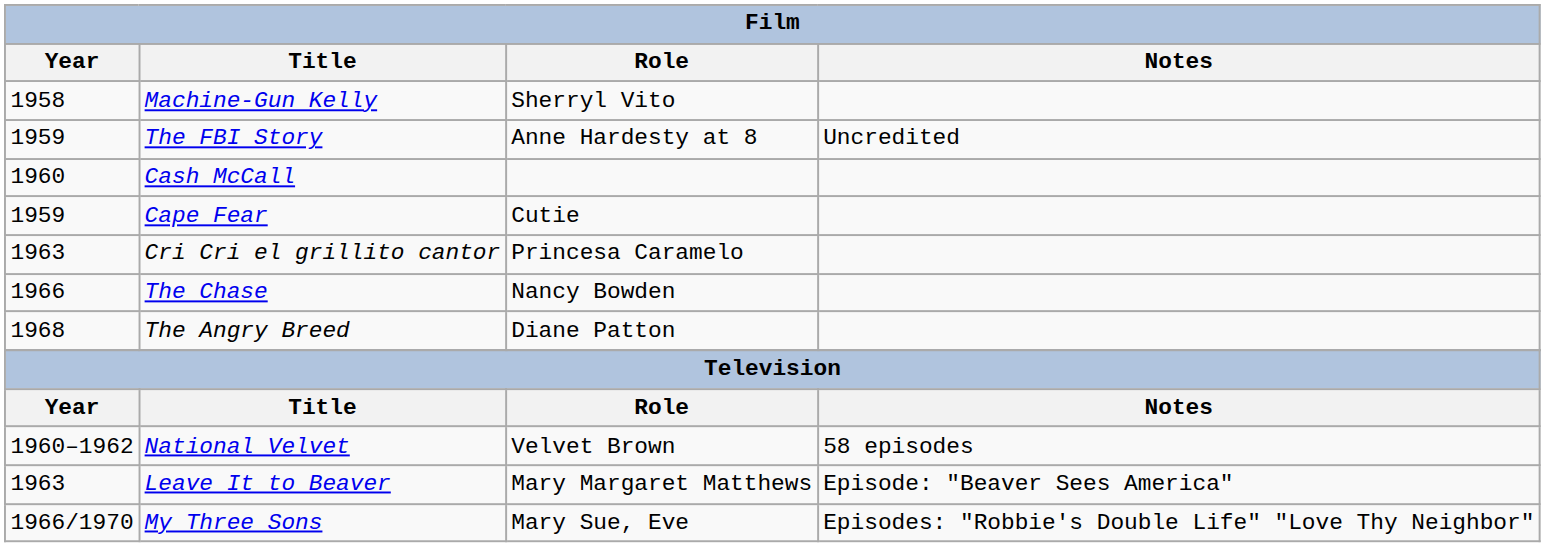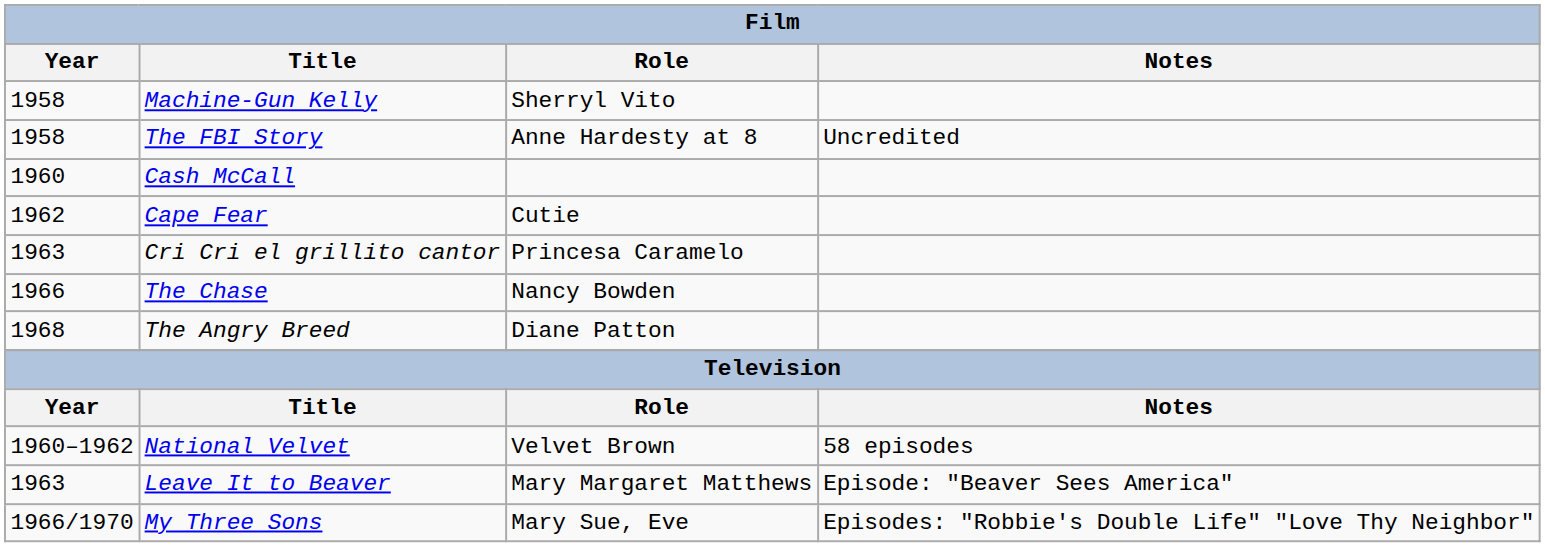(38, 139) 1959 -> (38, 139) 1958
(38, 215) 1959 -> (38, 215) 1962
